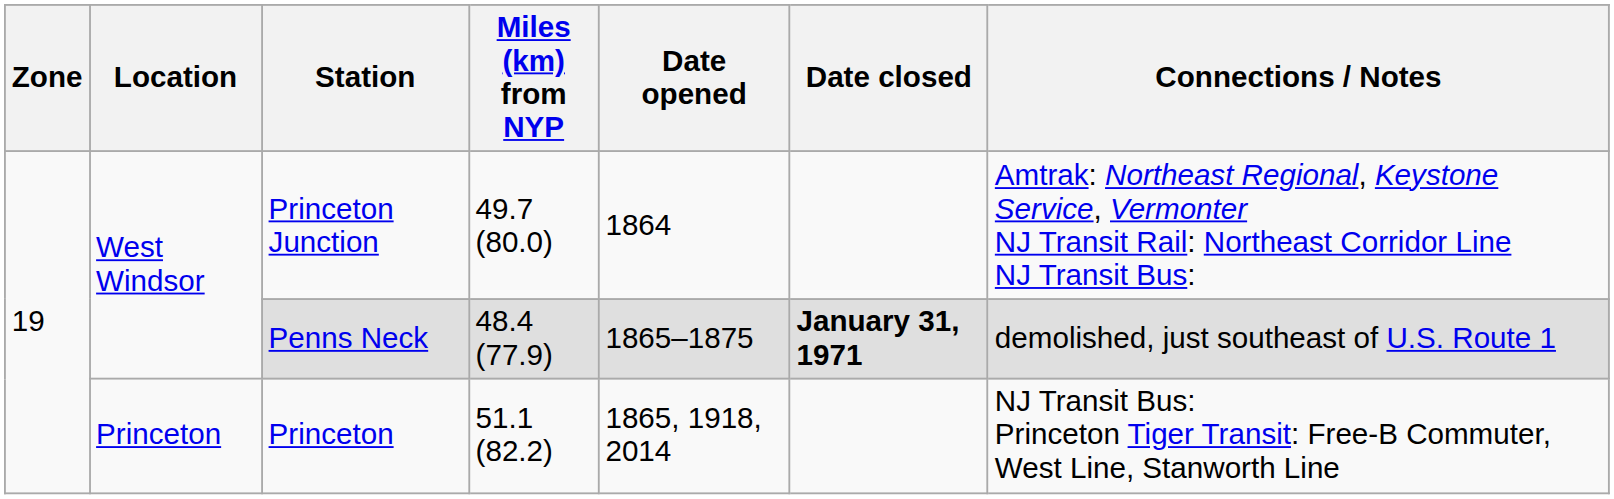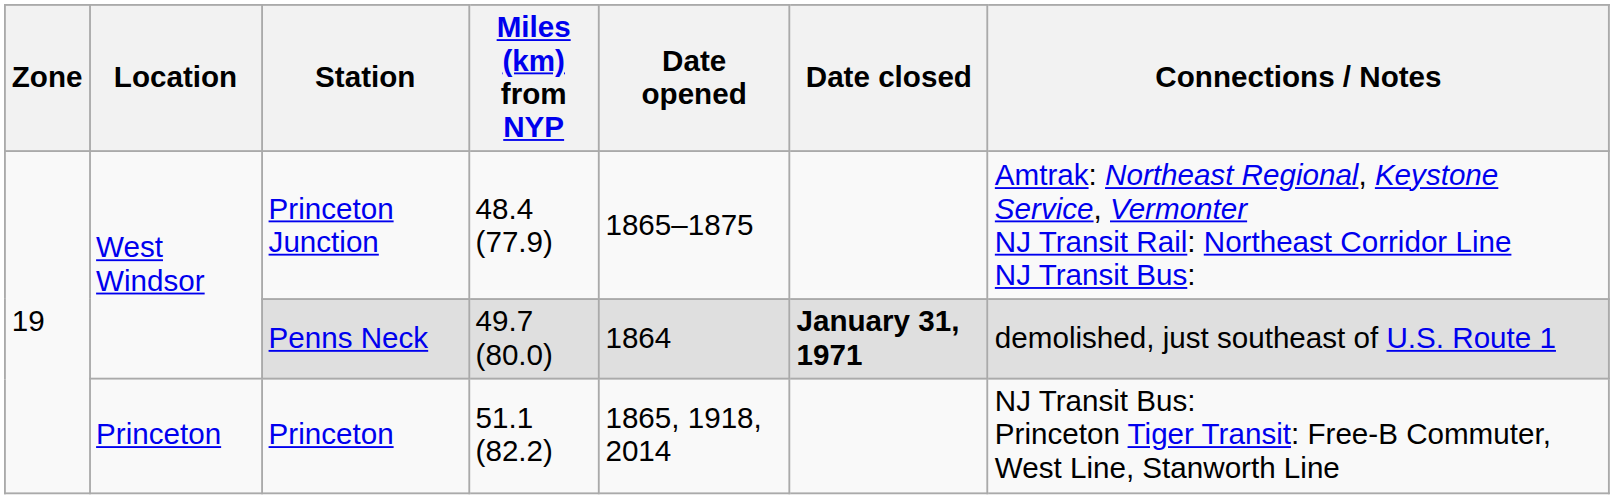(514, 224) 49.7 (80.0) -> (514, 224) 48.4 (77.9)
(638, 224) 1864 -> (680, 224) 1865–1875
(514, 338) 48.4 (77.9) -> (514, 338) 49.7 (80.0)
(680, 338) 1865–1875 -> (638, 338) 1864
